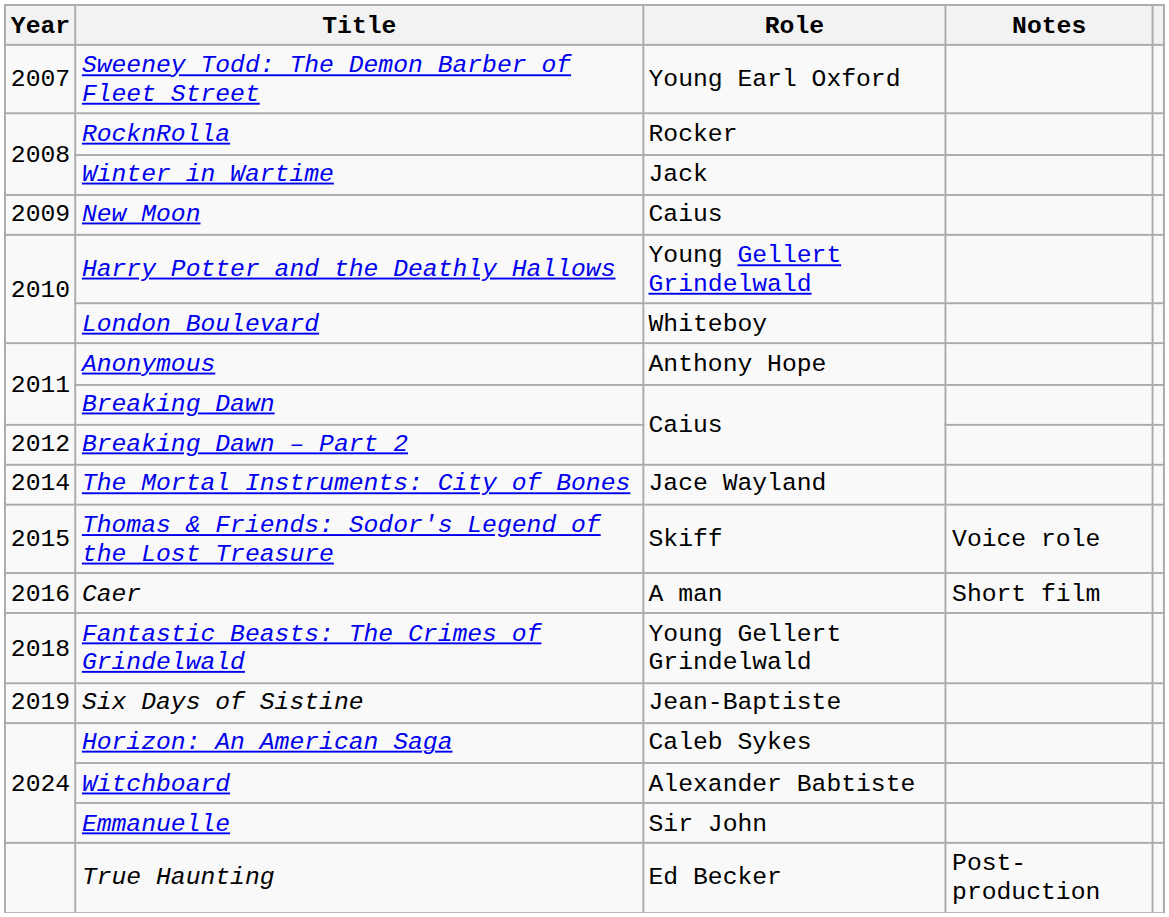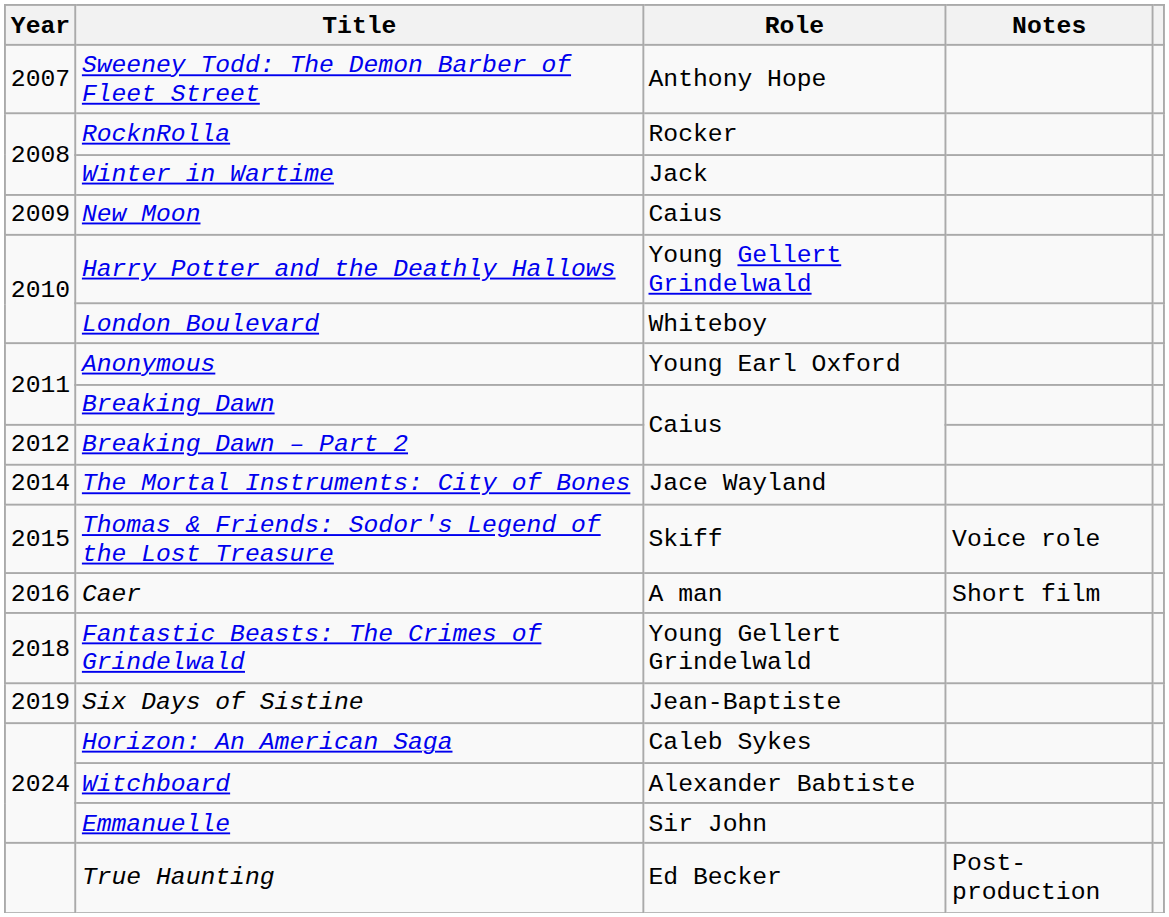(775, 80) Young Earl Oxford -> (737, 80) Anthony Hope
(737, 364) Anthony Hope -> (775, 364) Young Earl Oxford
